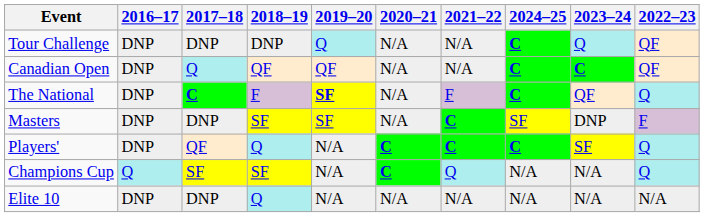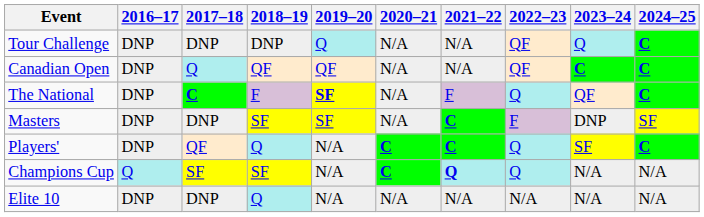columns swapped: (667, 17) <-> (538, 17)
(451, 172) normal -> (451, 172) bold
